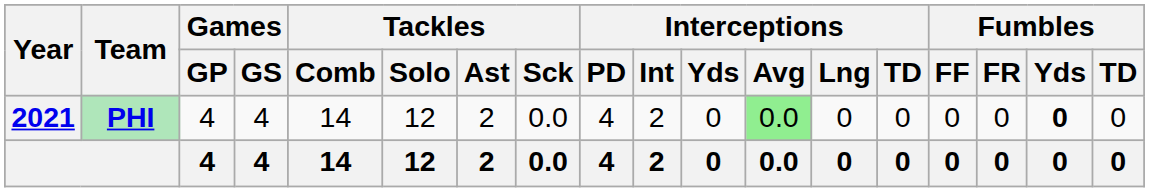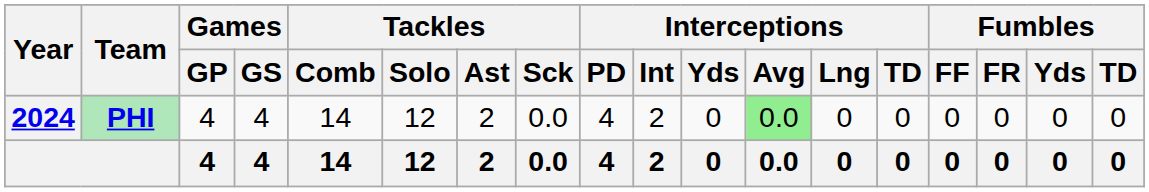(43, 117) 2021 -> (43, 117) 2024
(1060, 117) bold -> (1060, 117) normal
